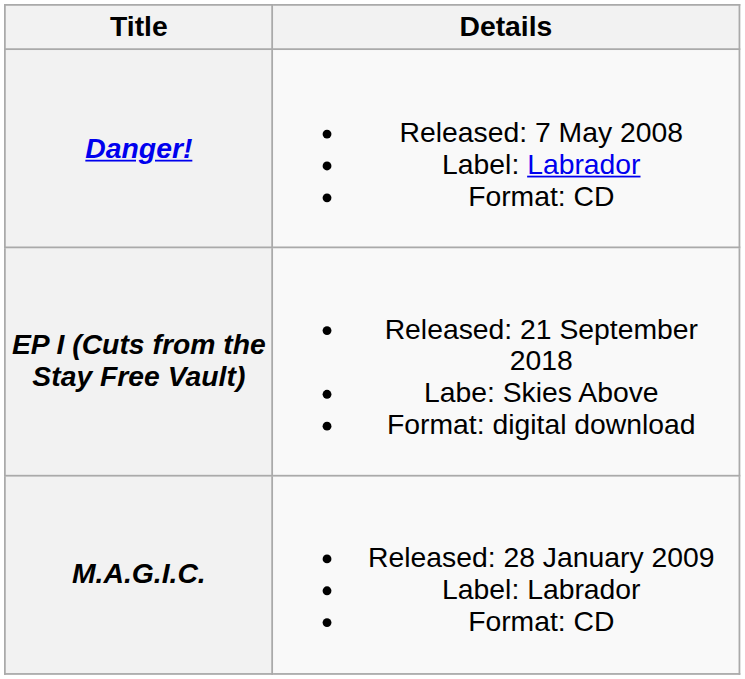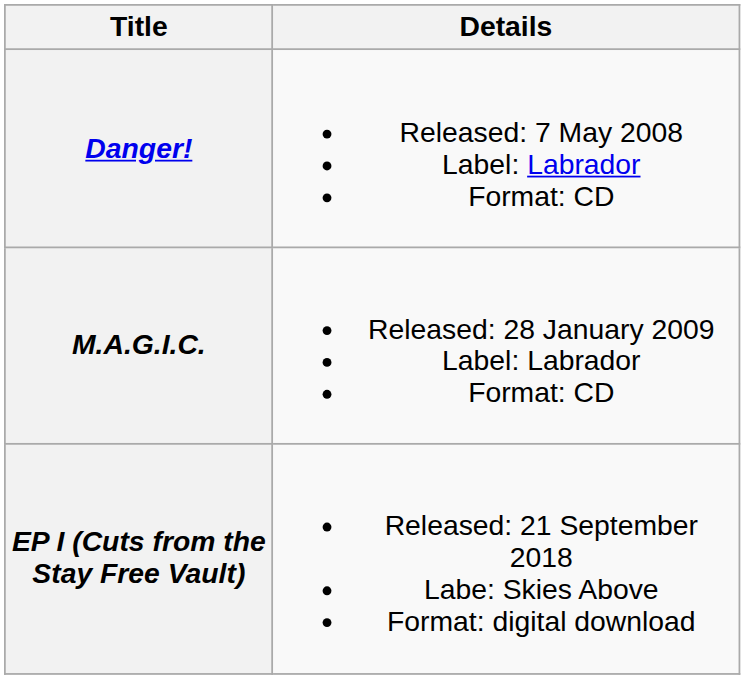rows swapped: (139, 574) <-> (139, 361)
